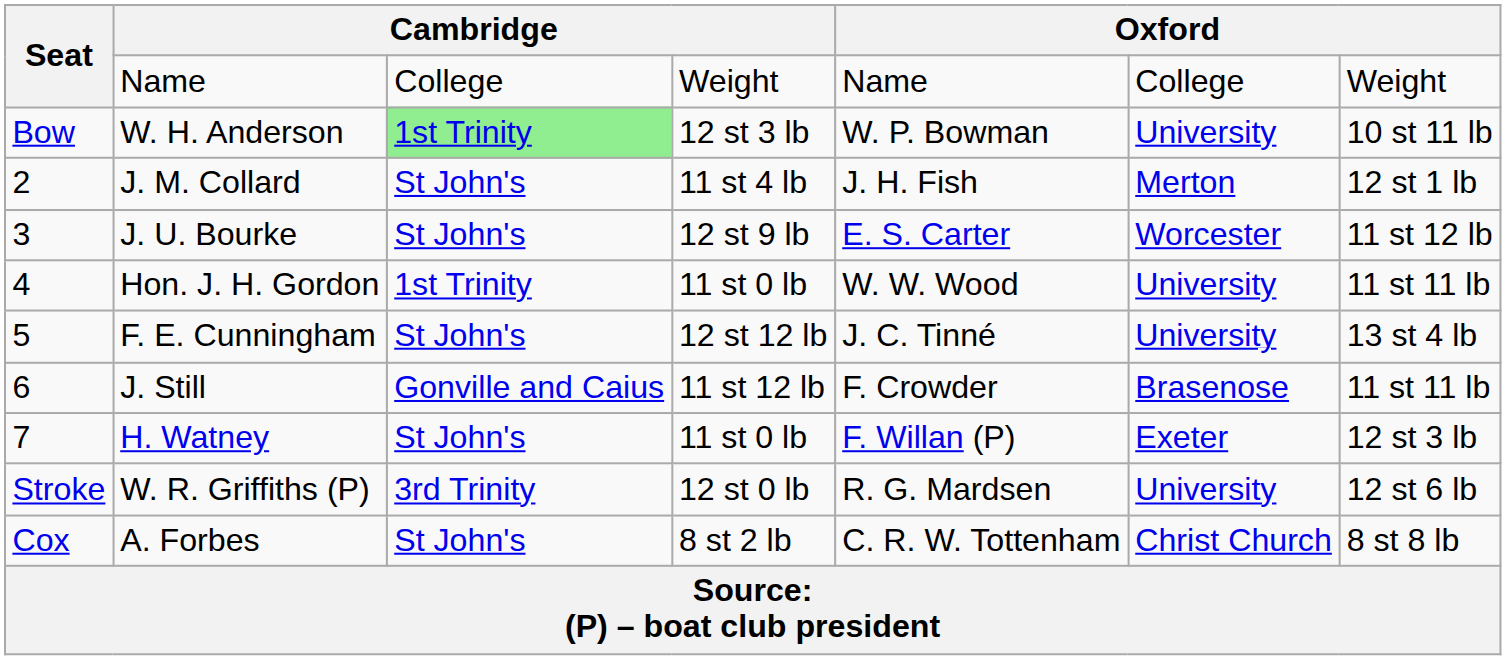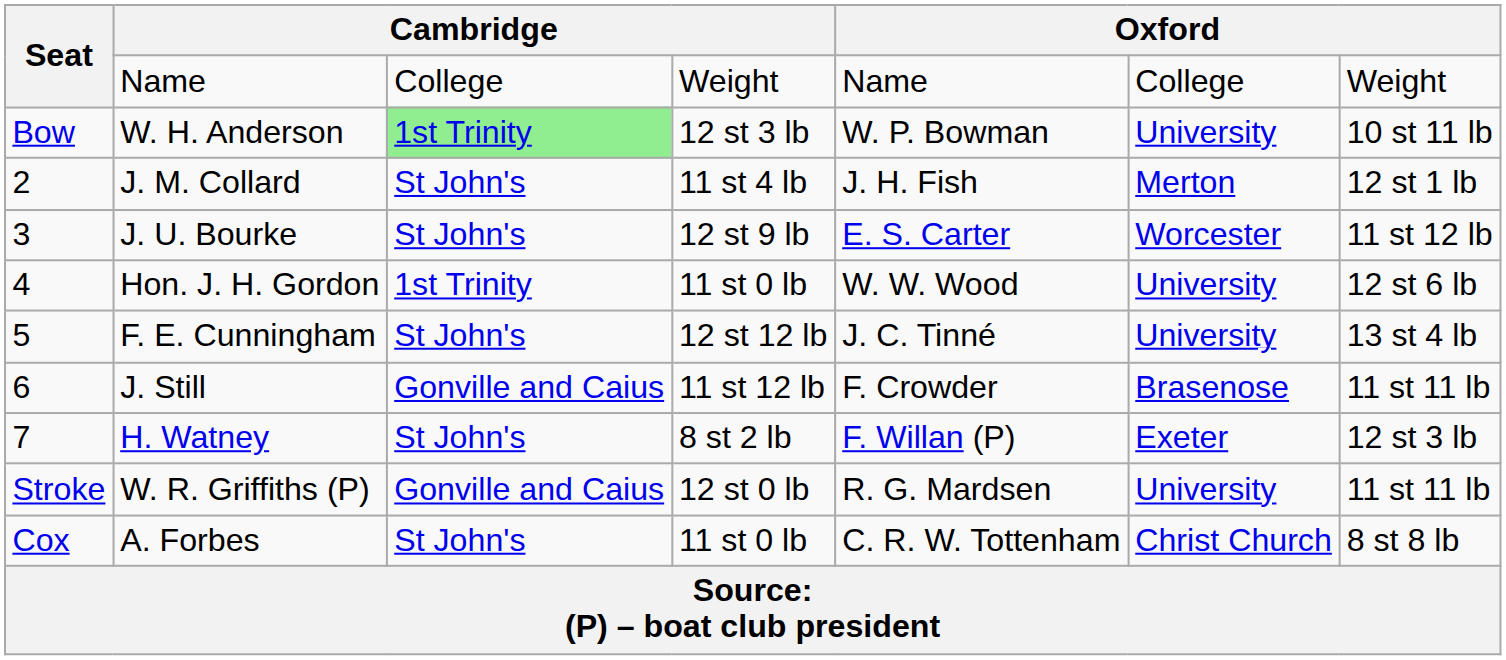(1418, 285) 11 st 11 lb -> (1412, 285) 12 st 6 lb
(743, 438) 11 st 0 lb -> (735, 438) 8 st 2 lb
(465, 489) 3rd Trinity -> (529, 489) Gonville and Caius
(1412, 489) 12 st 6 lb -> (1418, 489) 11 st 11 lb
(735, 540) 8 st 2 lb -> (743, 540) 11 st 0 lb
